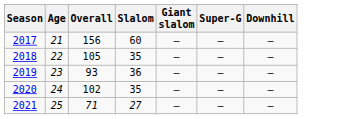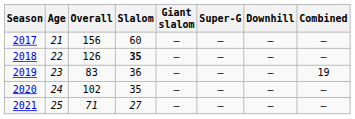+ column: (323, 18)
(92, 57) 105 -> (92, 57) 126
(136, 57) normal -> (136, 57) bold
(92, 73) 93 -> (92, 73) 83
